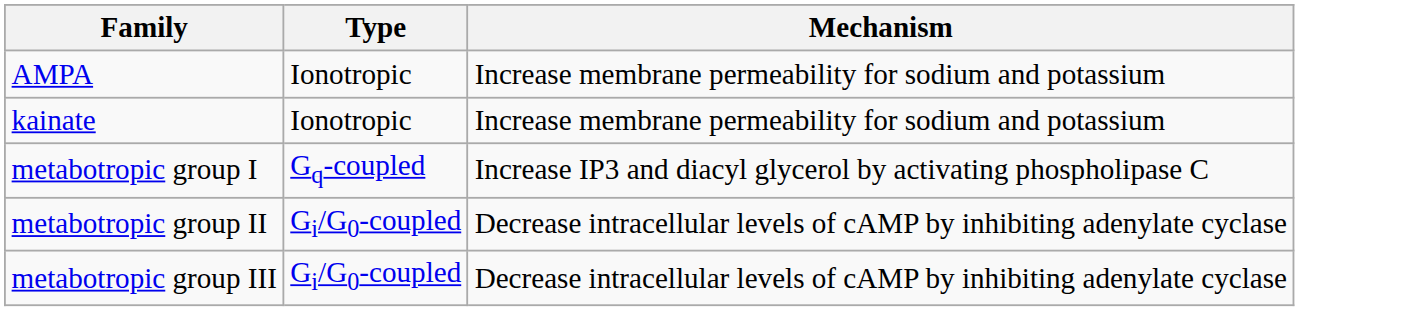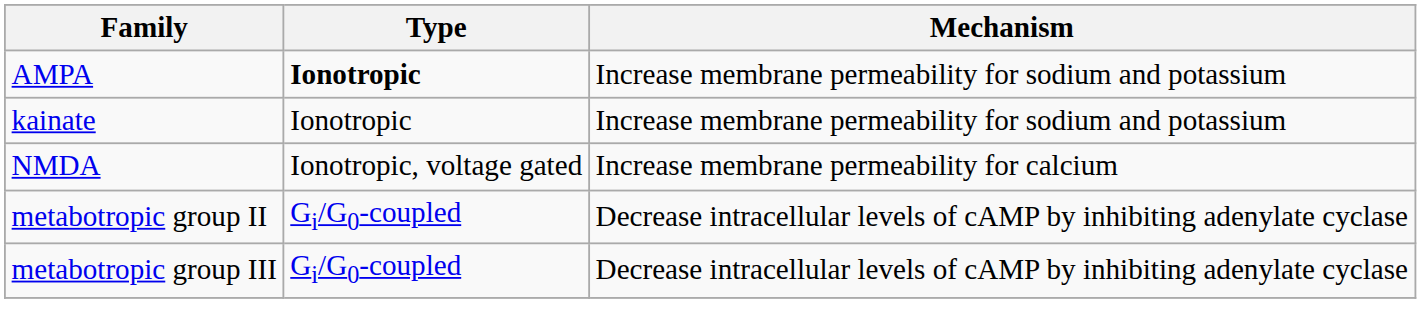(351, 73) normal -> (356, 73) bold
+ row: (56, 166)
- row: (135, 169)
